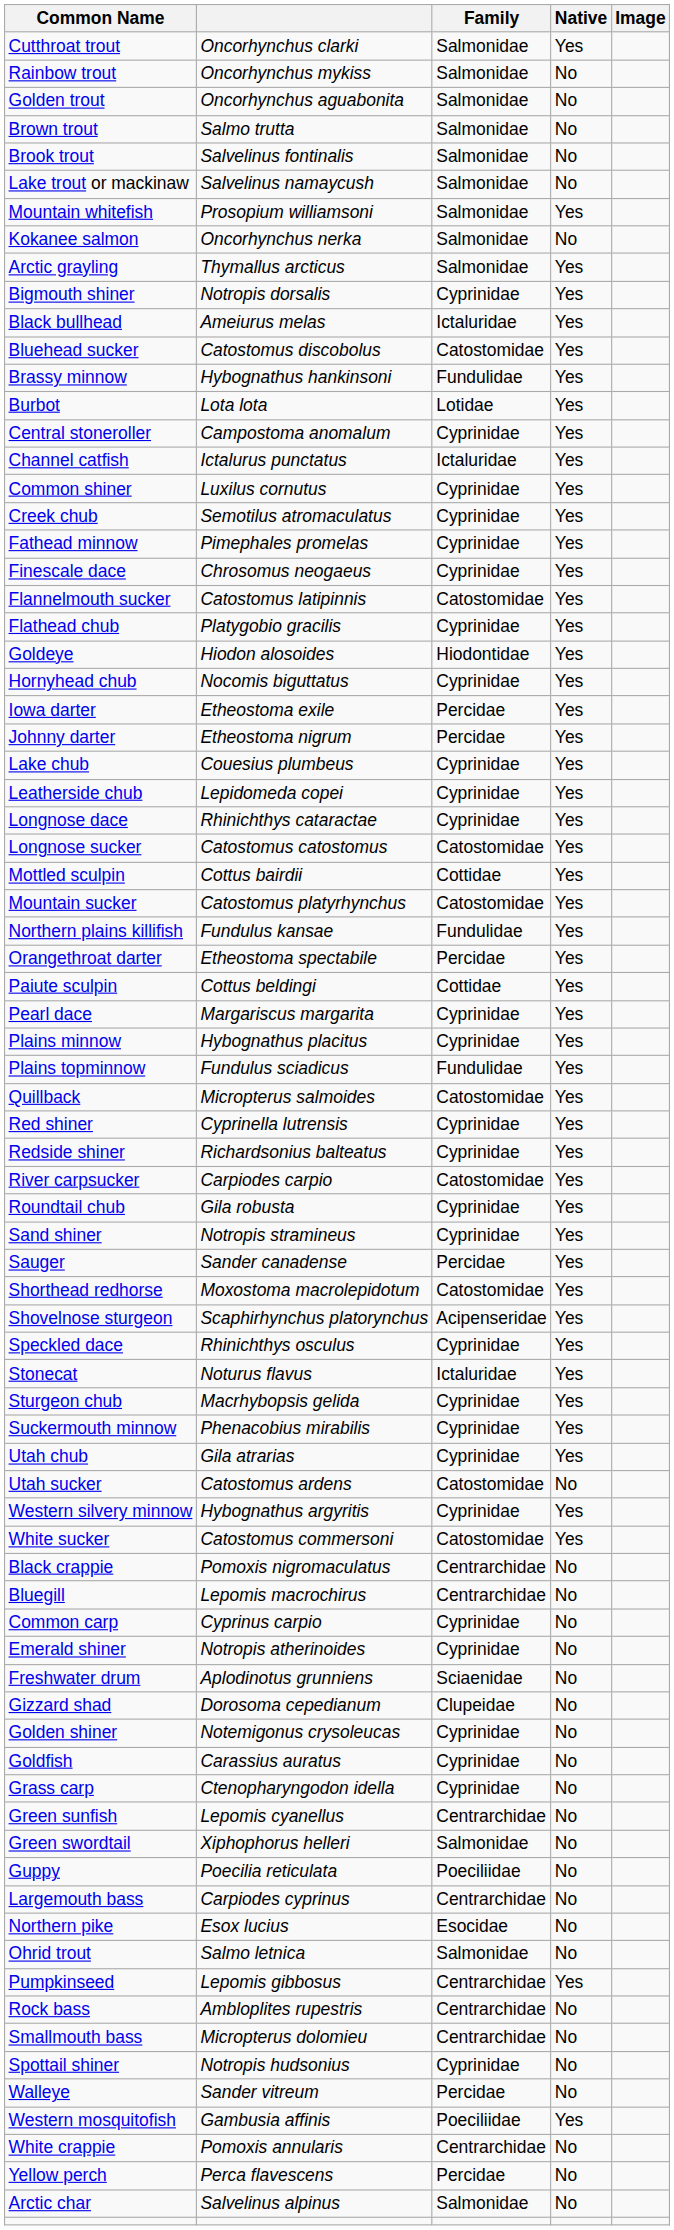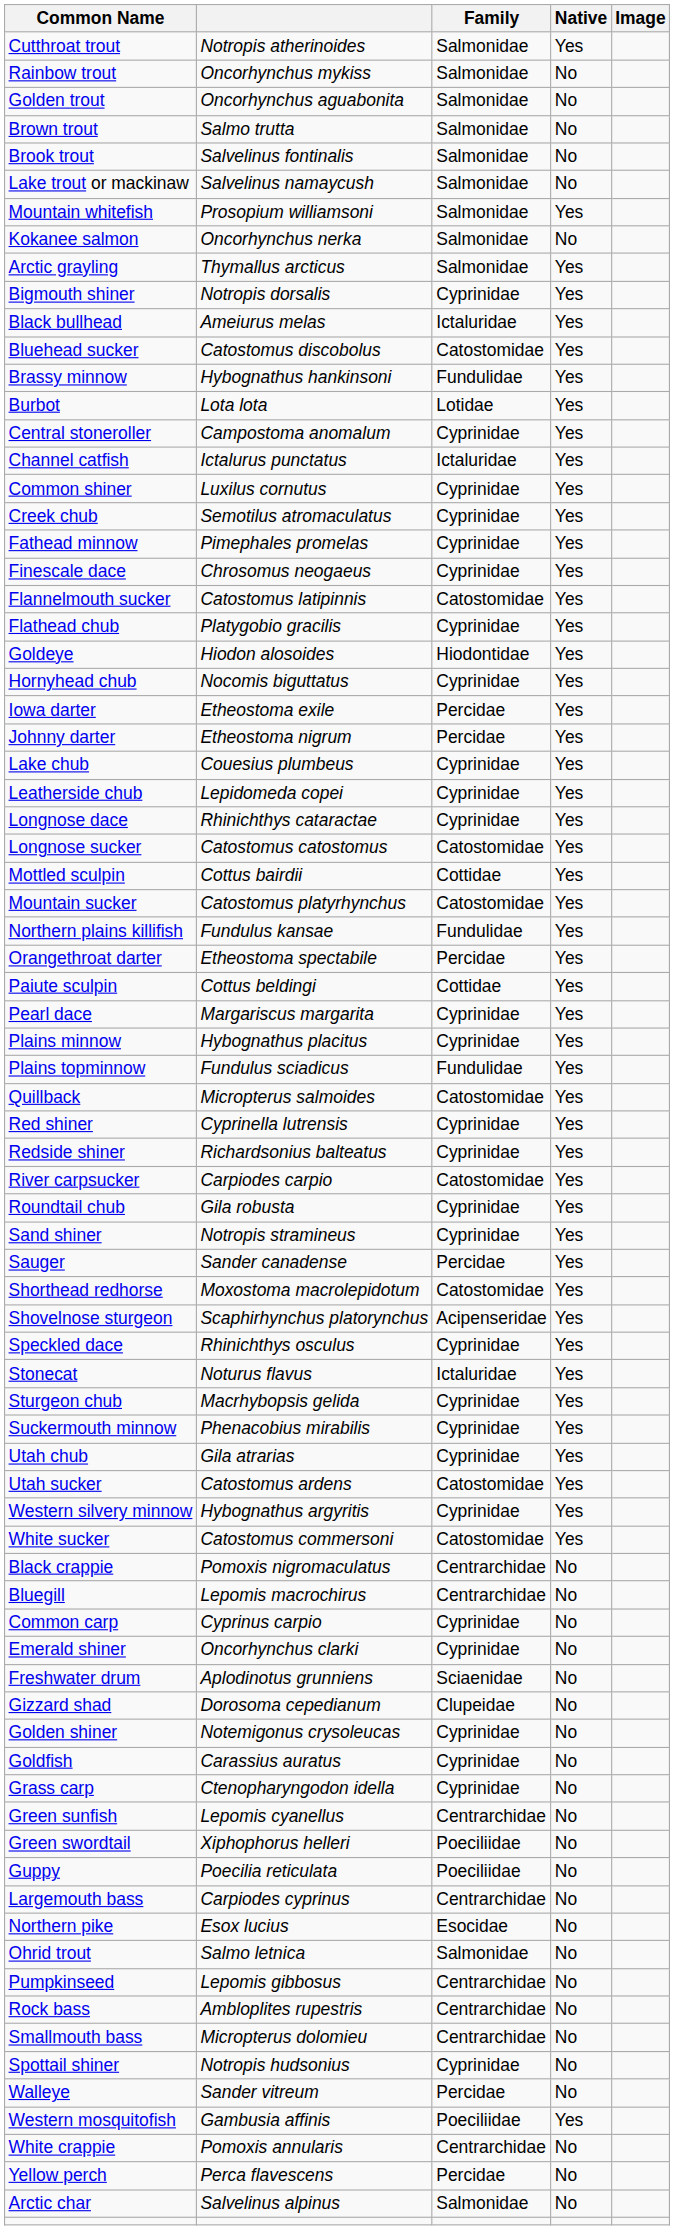(279, 45) Oncorhynchus clarki -> (283, 45) Notropis atherinoides
(566, 1484) No -> (569, 1484) Yes
(283, 1650) Notropis atherinoides -> (279, 1650) Oncorhynchus clarki
(482, 1843) Salmonidae -> (478, 1843) Poeciliidae
(569, 1982) Yes -> (566, 1982) No
